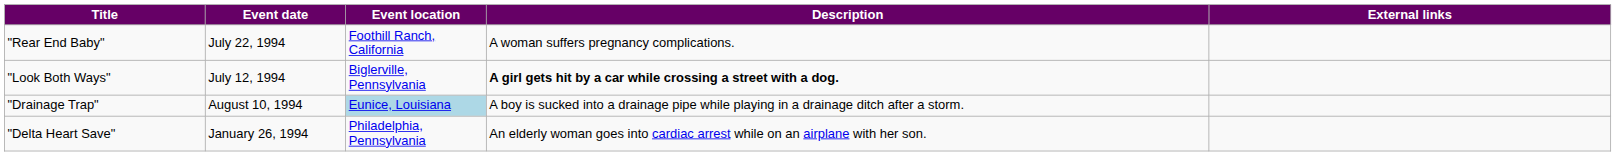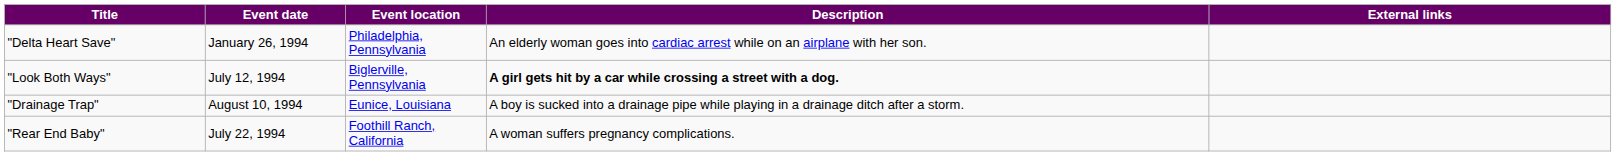rows swapped: (61, 133) <-> (56, 42)
(400, 105) lightblue background -> (400, 105) no background
